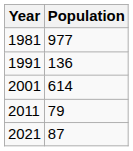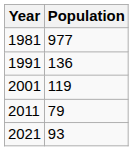(60, 87) 614 -> (60, 87) 119
(56, 134) 87 -> (56, 134) 93
